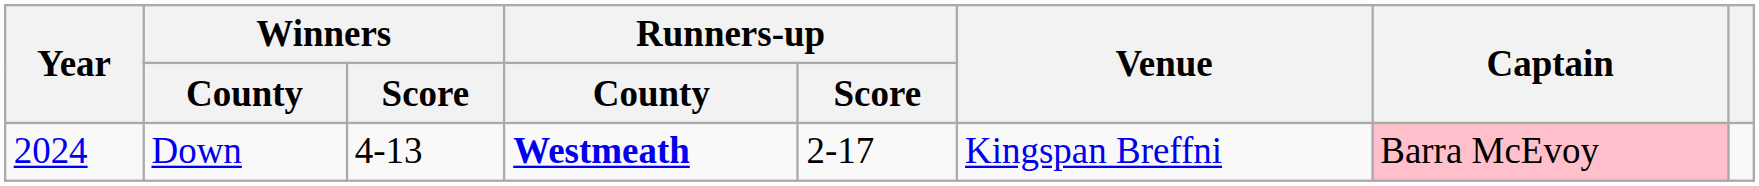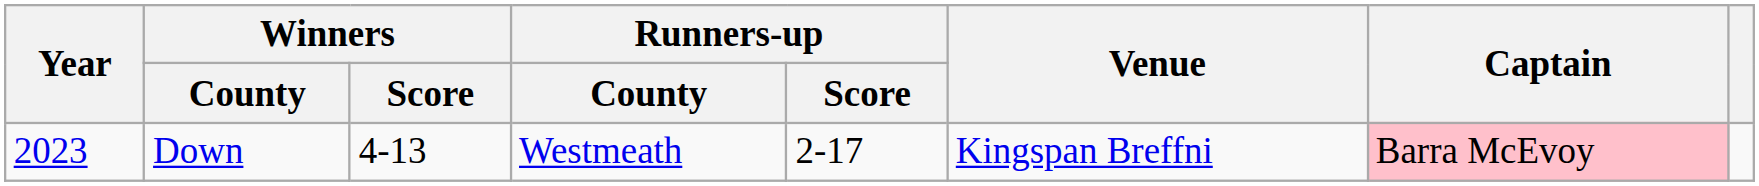(51, 151) 2024 -> (51, 151) 2023
(601, 151) bold -> (601, 151) normal
